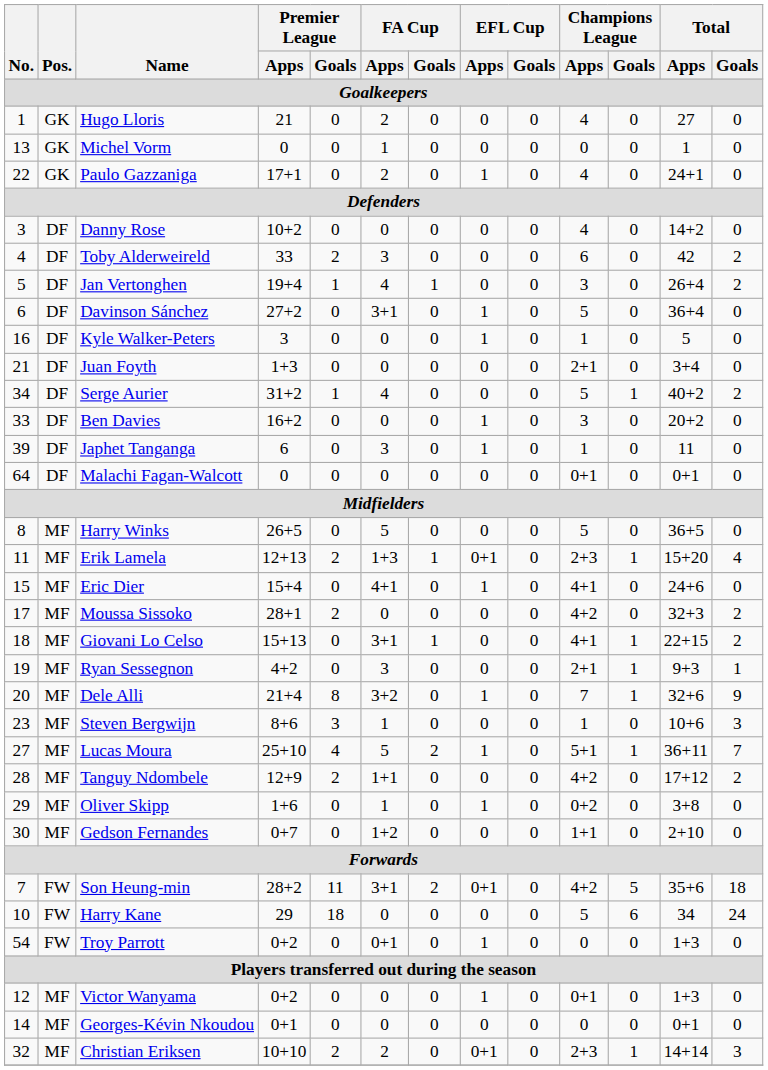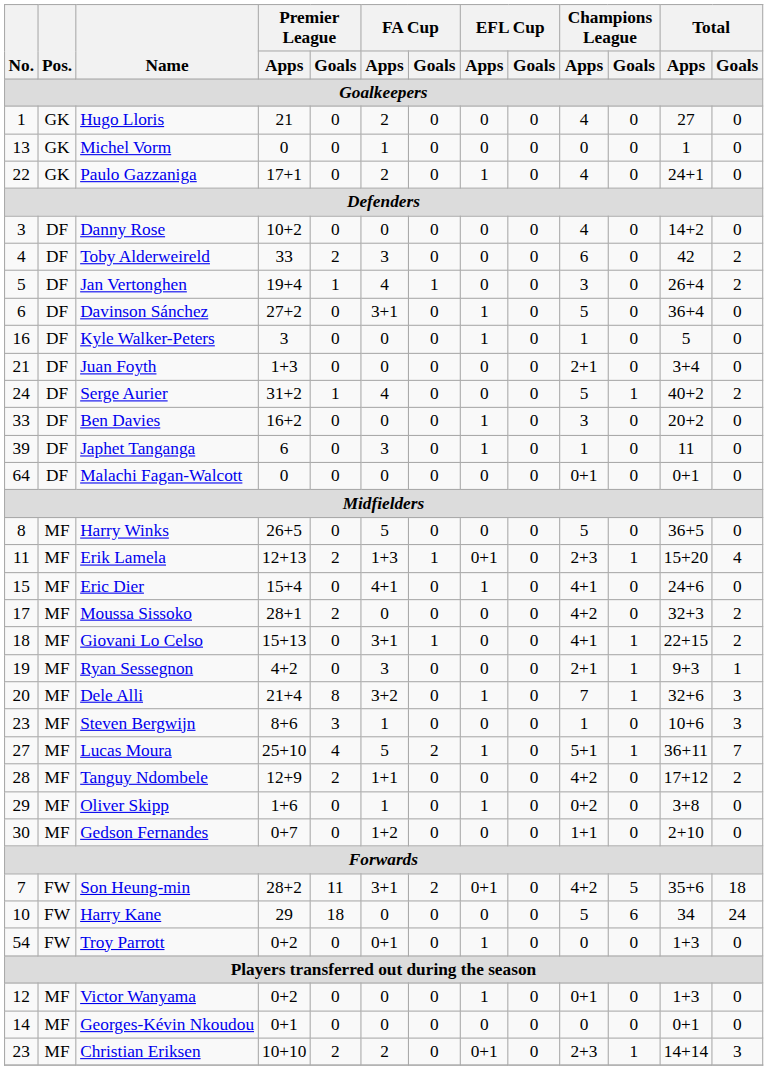(21, 393) 34 -> (21, 393) 24
(737, 695) 9 -> (737, 695) 3
(21, 1051) 32 -> (21, 1051) 23
